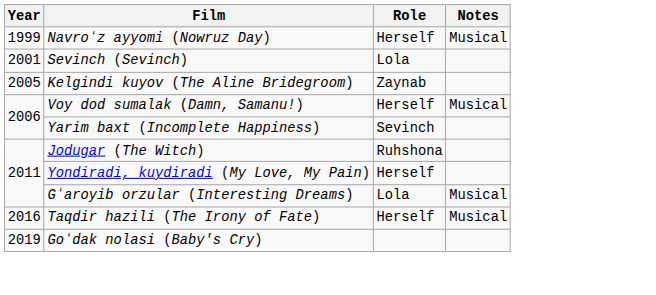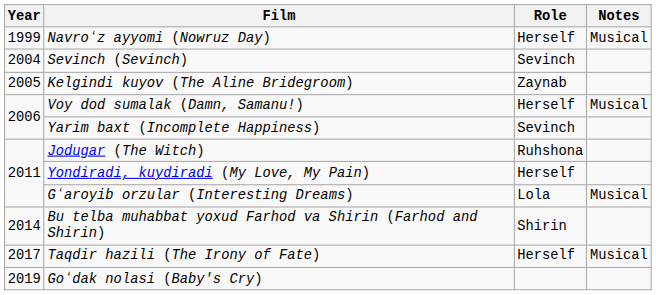(24, 61) 2001 -> (24, 61) 2004
(393, 61) Lola -> (546, 61) Sevinch
+ row: (262, 226)
(24, 218) 2016 -> (24, 256) 2017
